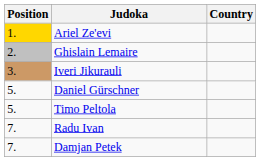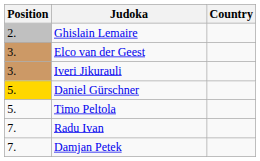- row: (83, 33)
+ row: (99, 52)
(12, 90) no background -> (12, 90) gold background
